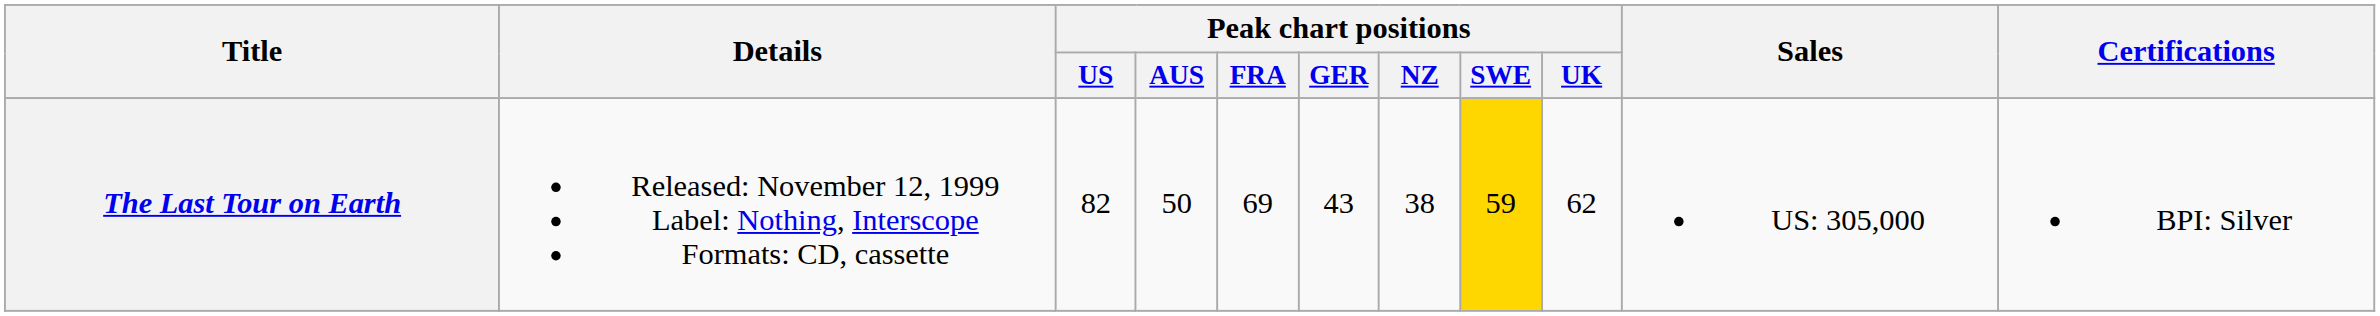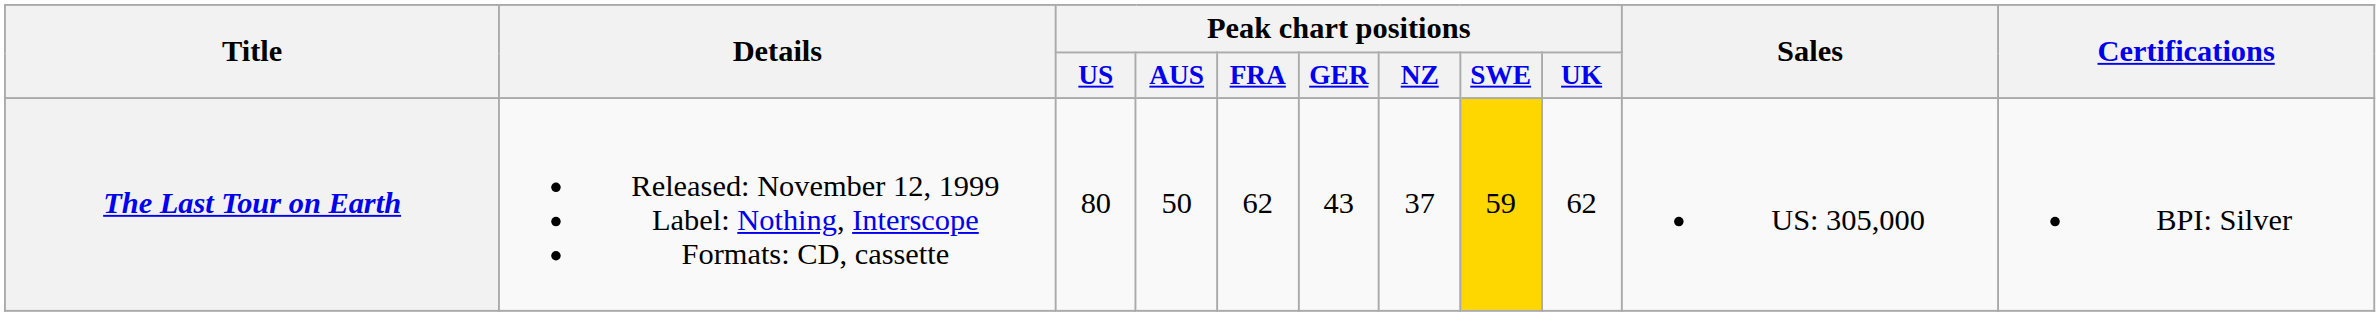(1096, 203) 82 -> (1096, 203) 80
(1258, 203) 69 -> (1258, 203) 62
(1420, 203) 38 -> (1420, 203) 37
